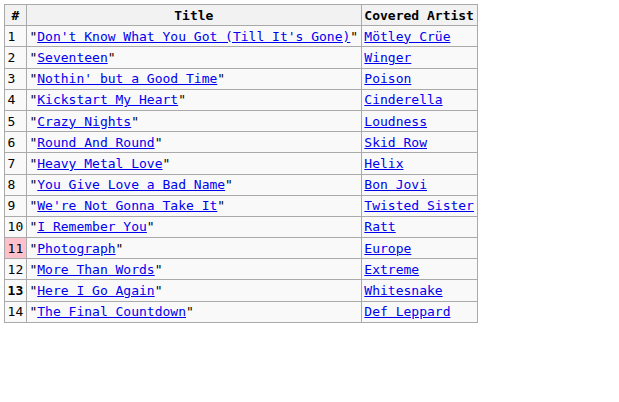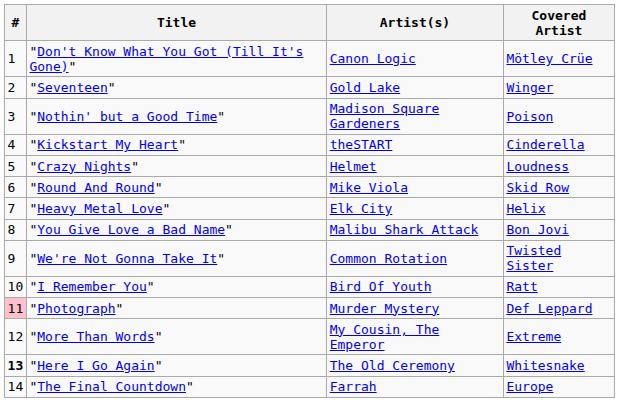+ column: (415, 23)
(388, 248) Europe -> (549, 308) Def Leppard
(407, 312) Def Leppard -> (530, 387) Europe
